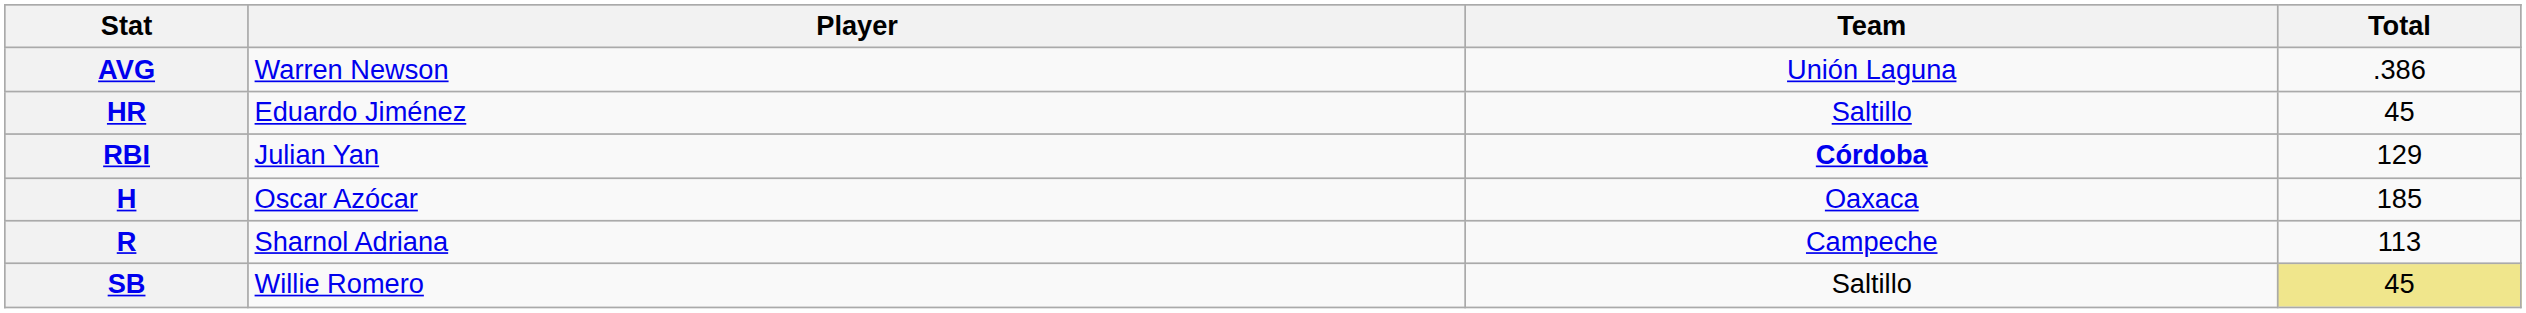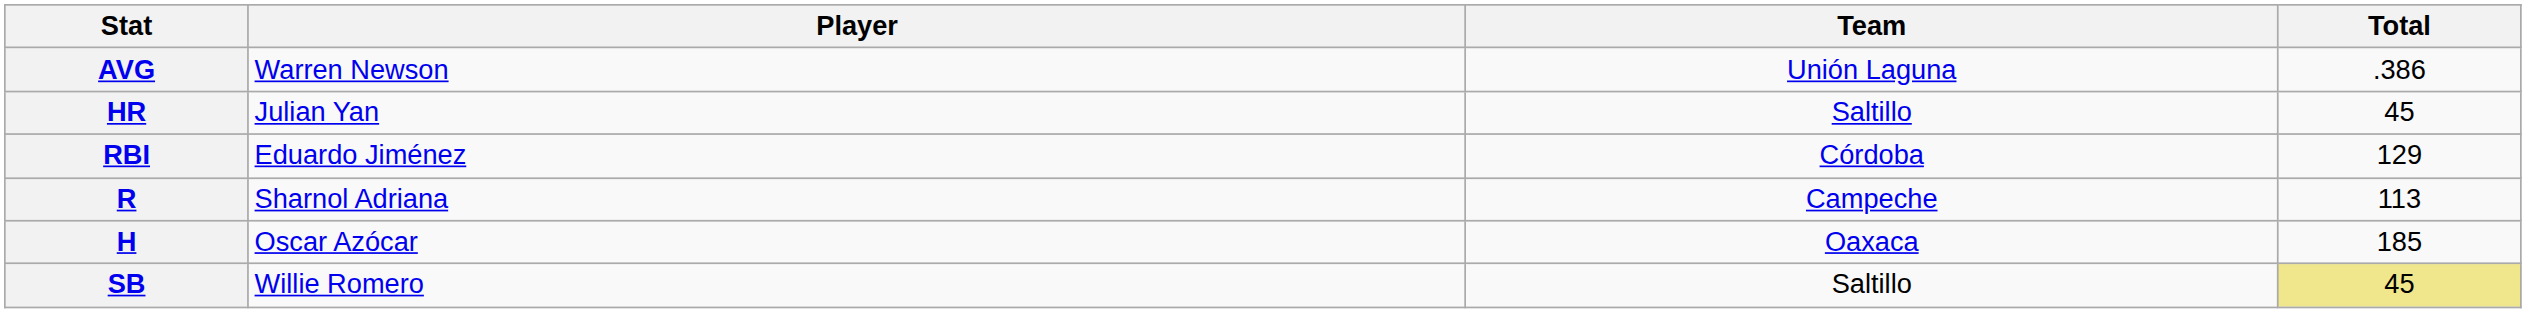(360, 112) Eduardo Jiménez -> (317, 112) Julian Yan
(317, 155) Julian Yan -> (360, 155) Eduardo Jiménez
(1872, 155) bold -> (1872, 155) normal
rows swapped: (127, 241) <-> (127, 198)
